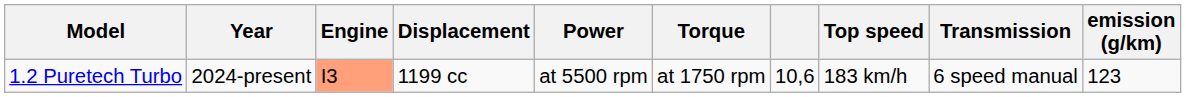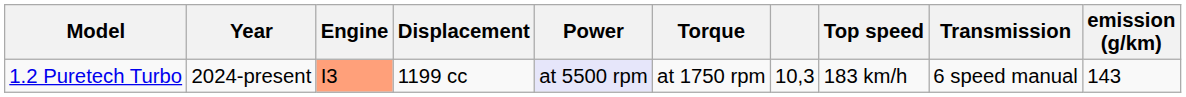(593, 75) no background -> (593, 75) lavender background
(795, 75) 10,6 -> (795, 75) 10,3
(1104, 75) 123 -> (1104, 75) 143
